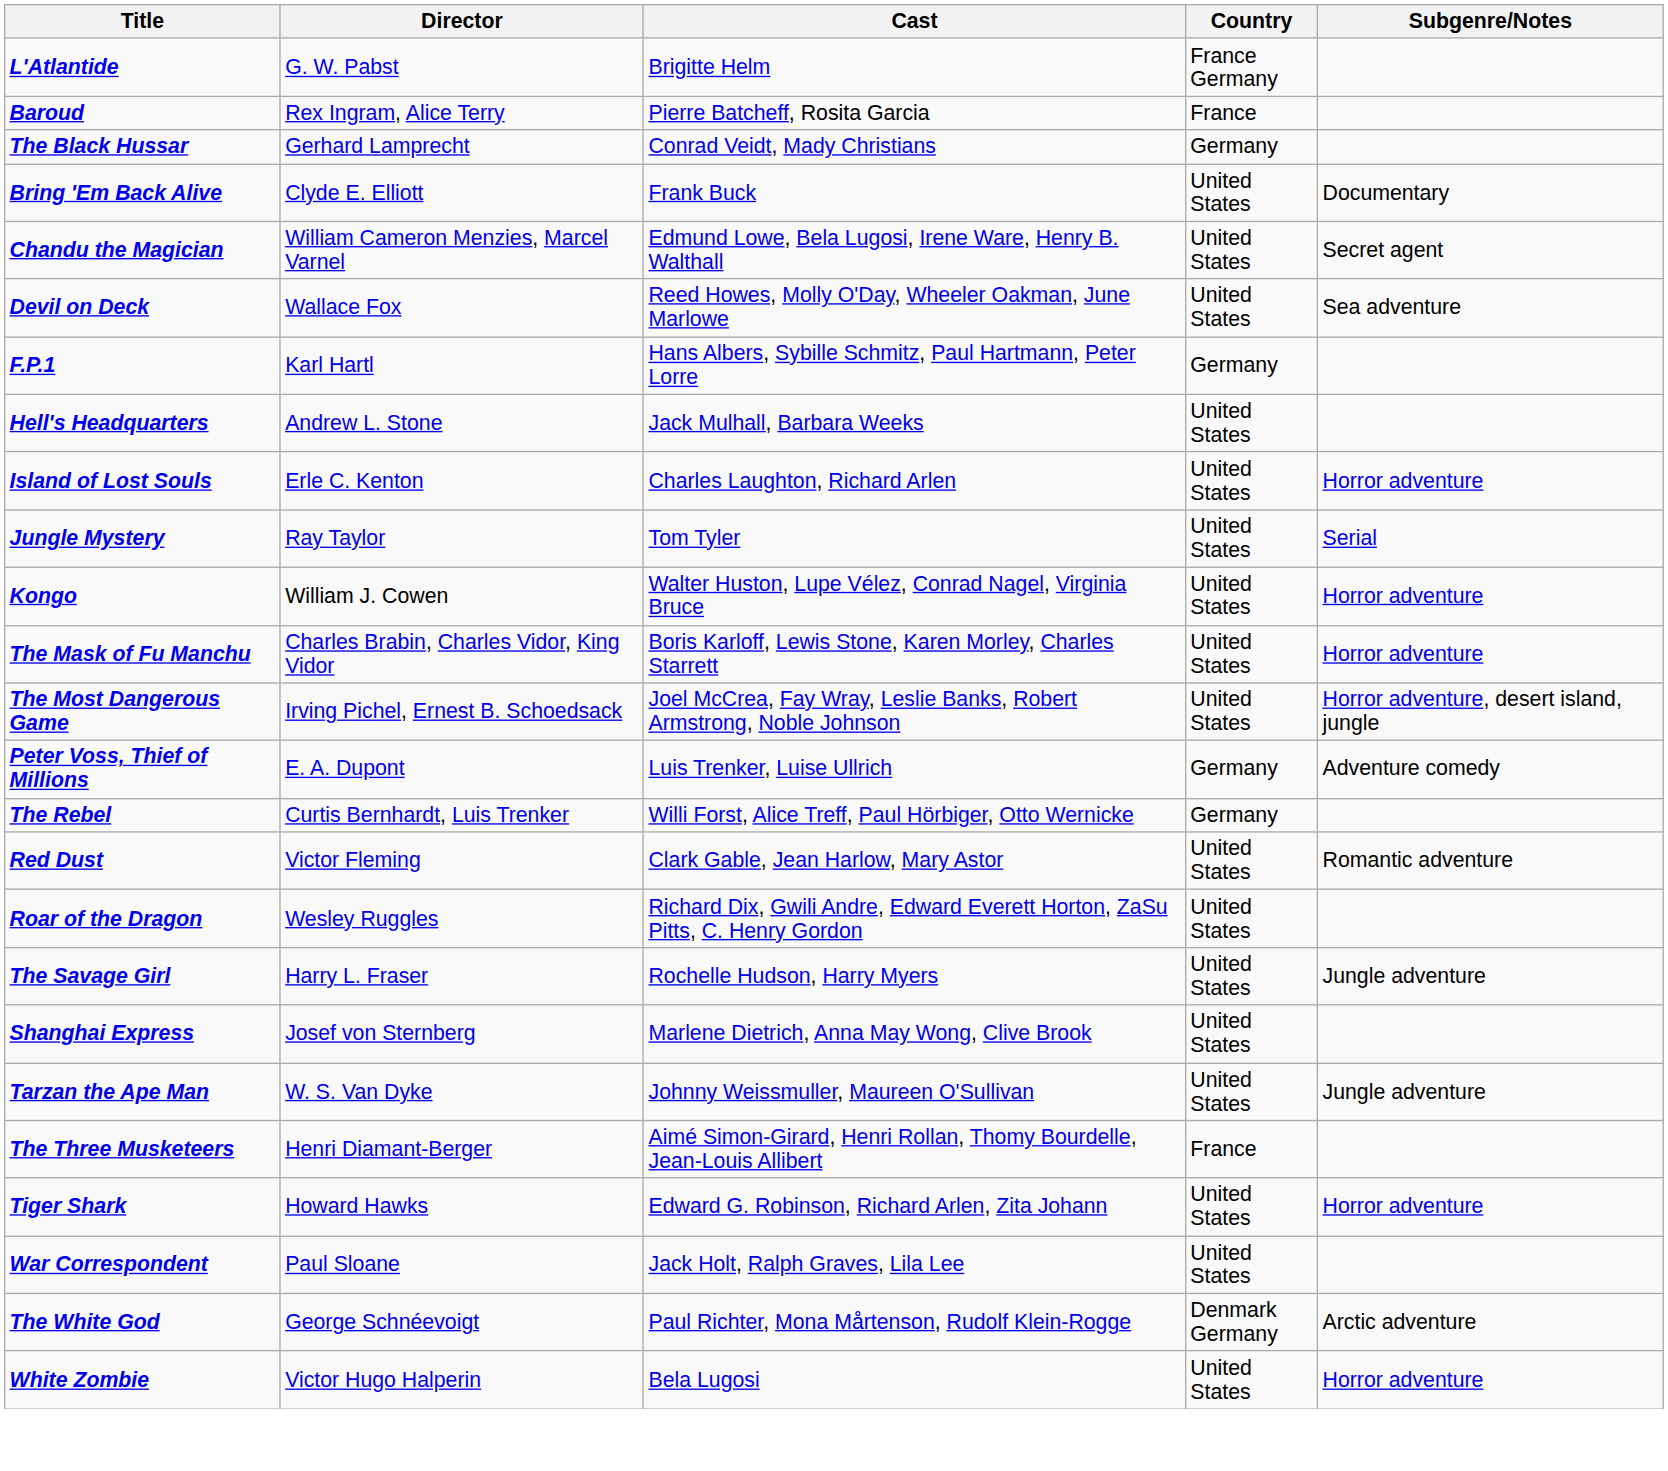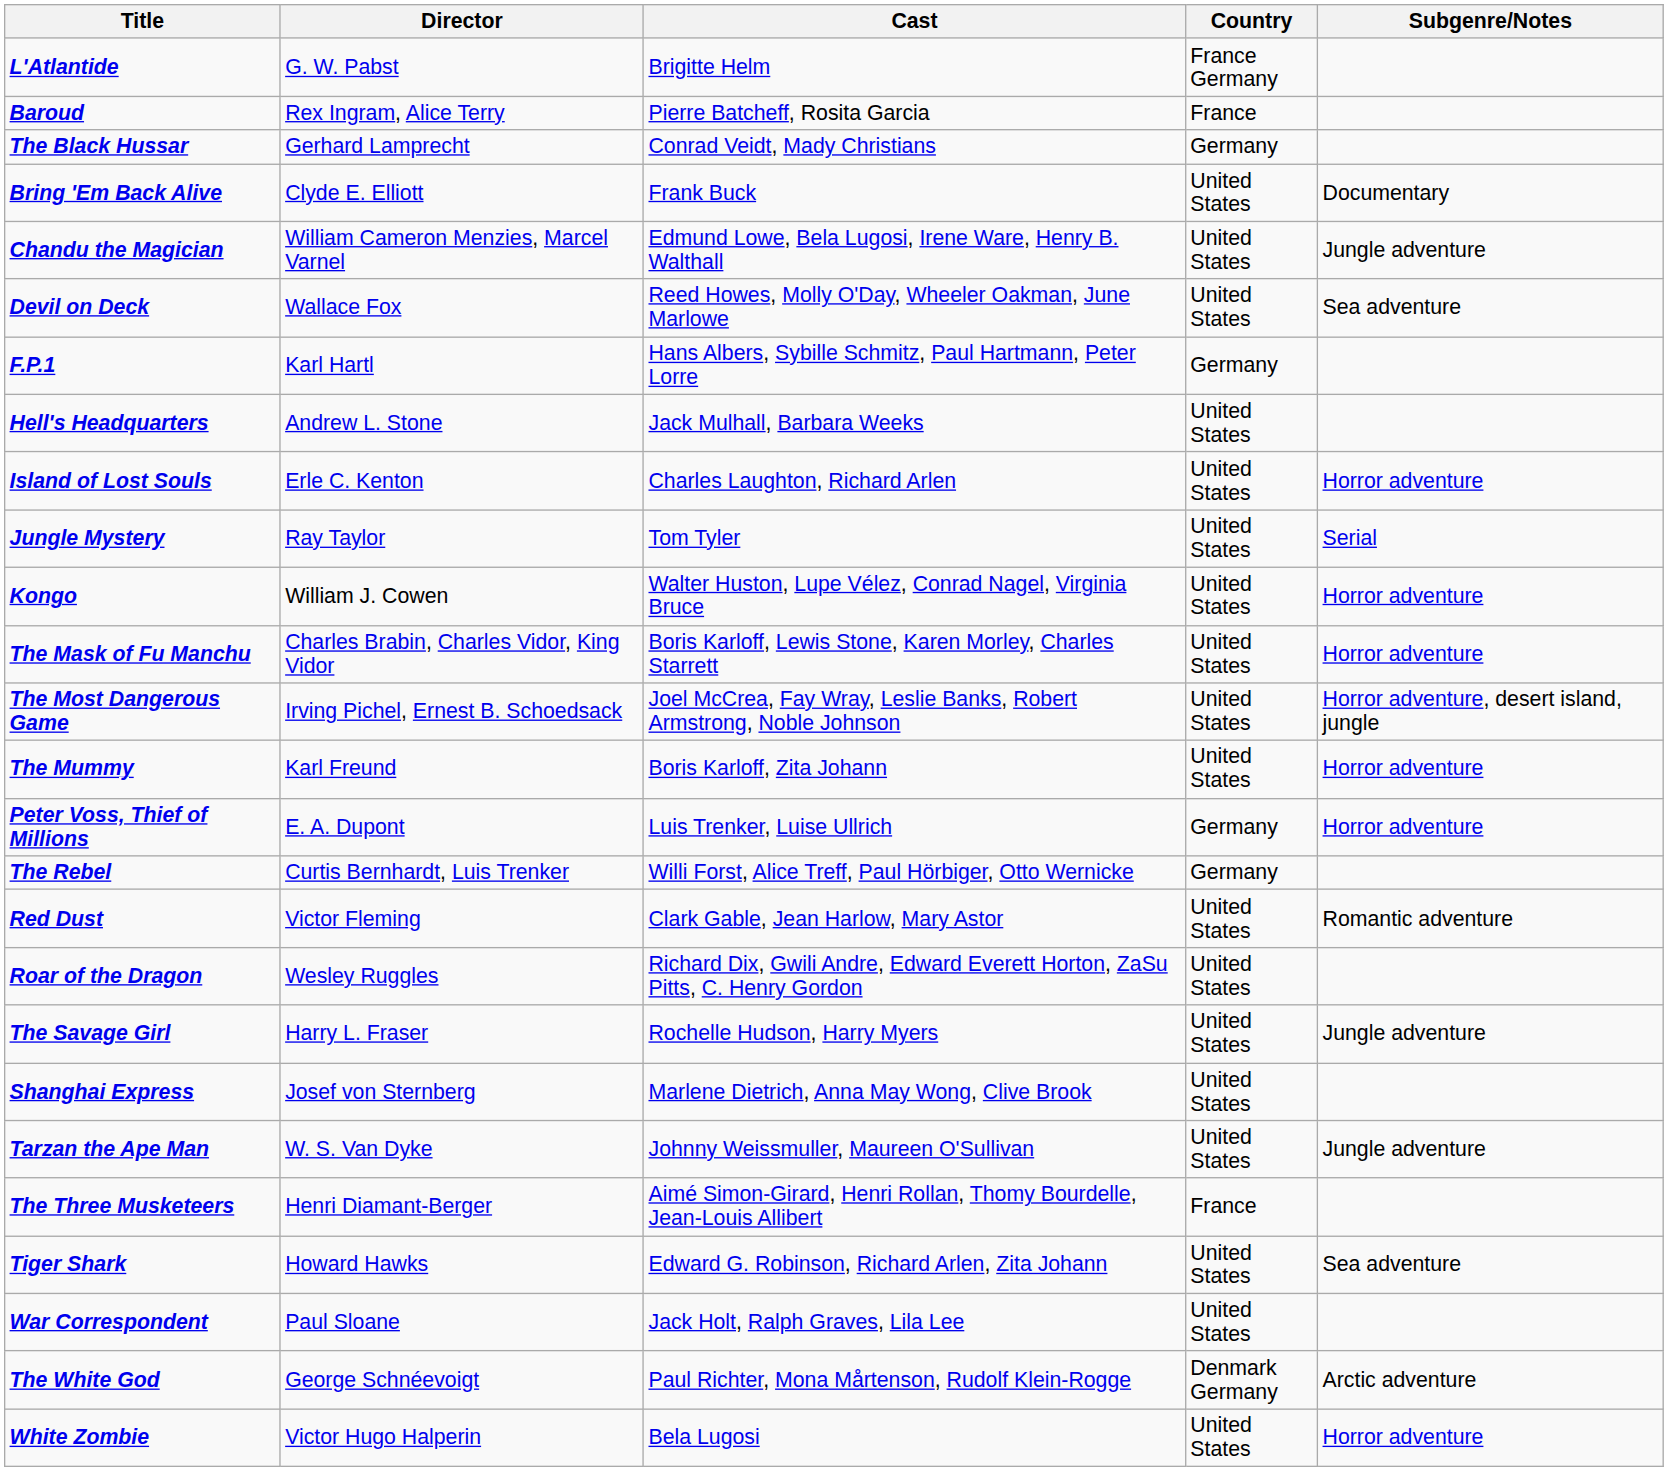(1383, 249) Secret agent -> (1404, 249) Jungle adventure
+ row: (72, 769)
(1411, 769) Adventure comedy -> (1403, 826) Horror adventure
(1403, 1206) Horror adventure -> (1392, 1264) Sea adventure
